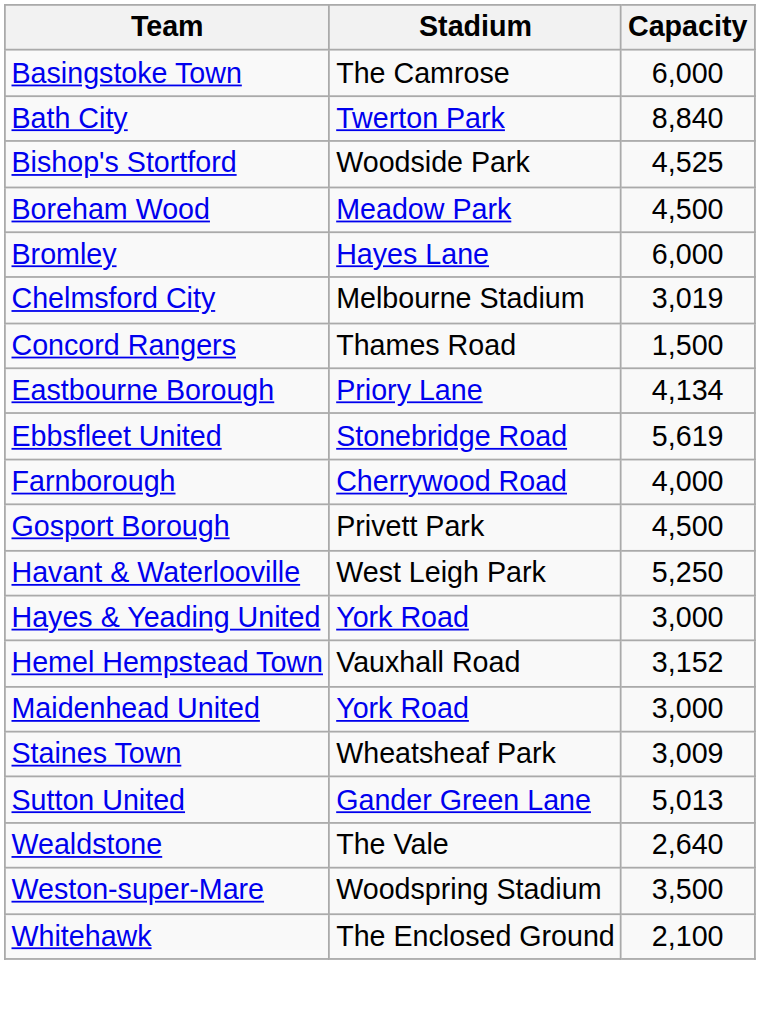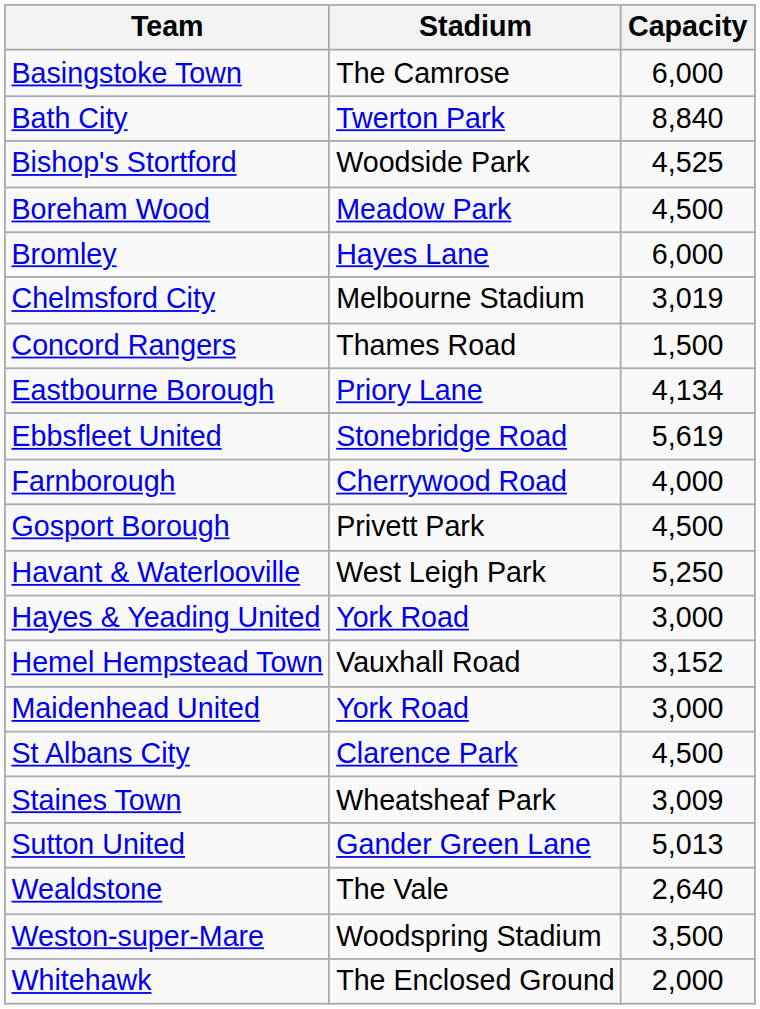+ row: (101, 753)
(688, 935) 2,100 -> (688, 981) 2,000
